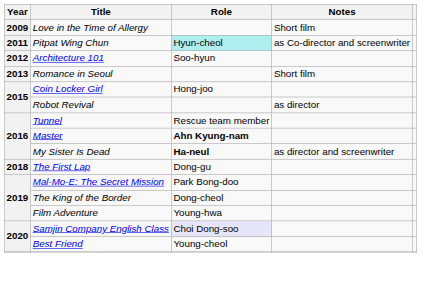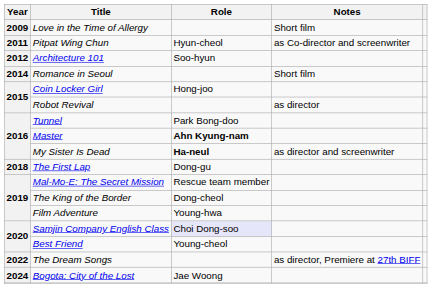(198, 43) paleturquoise background -> (198, 43) no background
(17, 74) 2013 -> (17, 74) 2014
(221, 120) Rescue team member -> (206, 120) Park Bong-doo
(206, 182) Park Bong-doo -> (221, 182) Rescue team member
+ row: (72, 259)
+ row: (83, 275)
